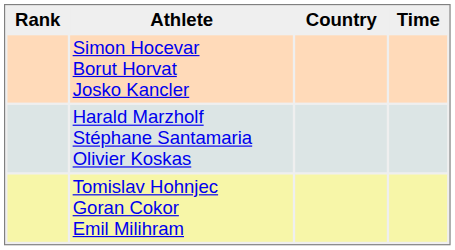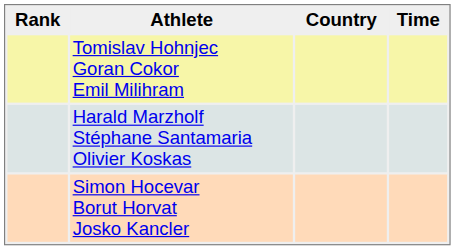rows swapped: (145, 208) <-> (136, 68)
